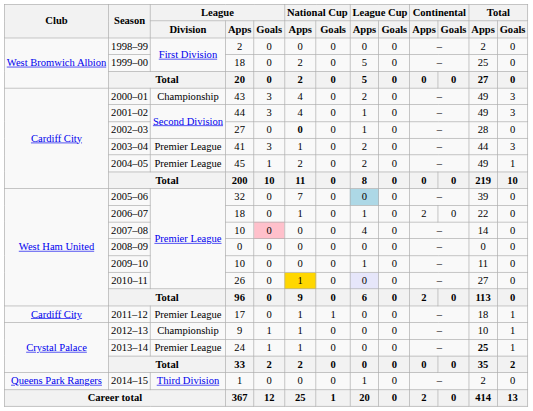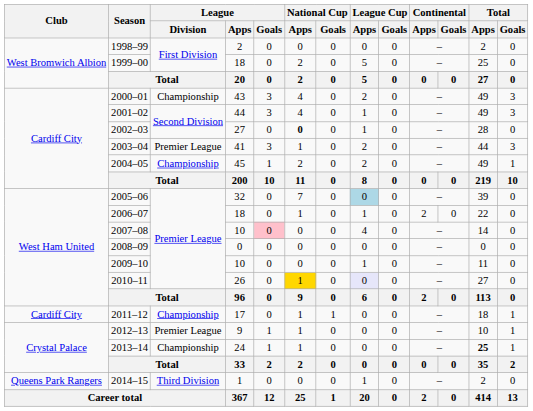(188, 163) Premier League -> (188, 163) Championship
(188, 314) Premier League -> (188, 314) Championship
(188, 331) Championship -> (188, 331) Premier League
(188, 347) Premier League -> (188, 347) Championship
